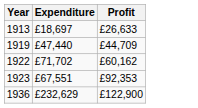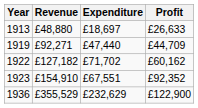+ column: (56, 12)
(118, 78) £92,353 -> (167, 78) £92,352
